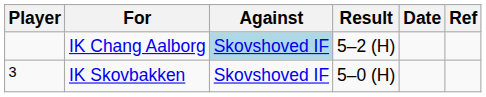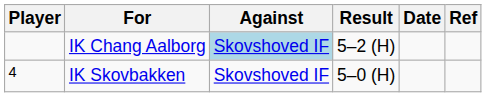(13, 72) 3 -> (13, 72) 4
